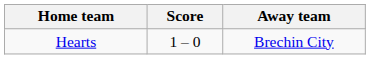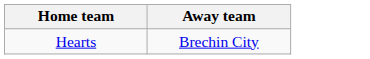- column: (185, 16)
